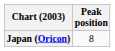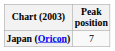(91, 38) 8 -> (91, 38) 7
